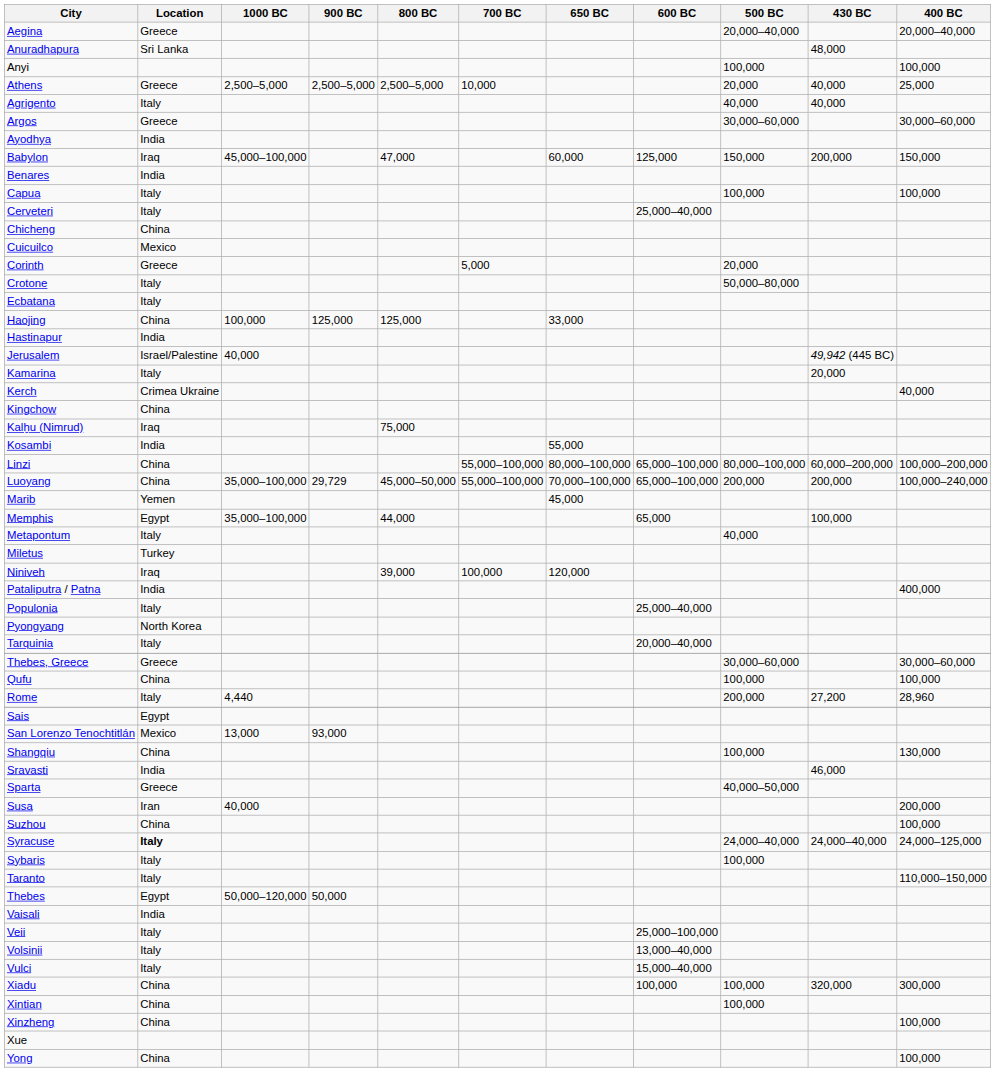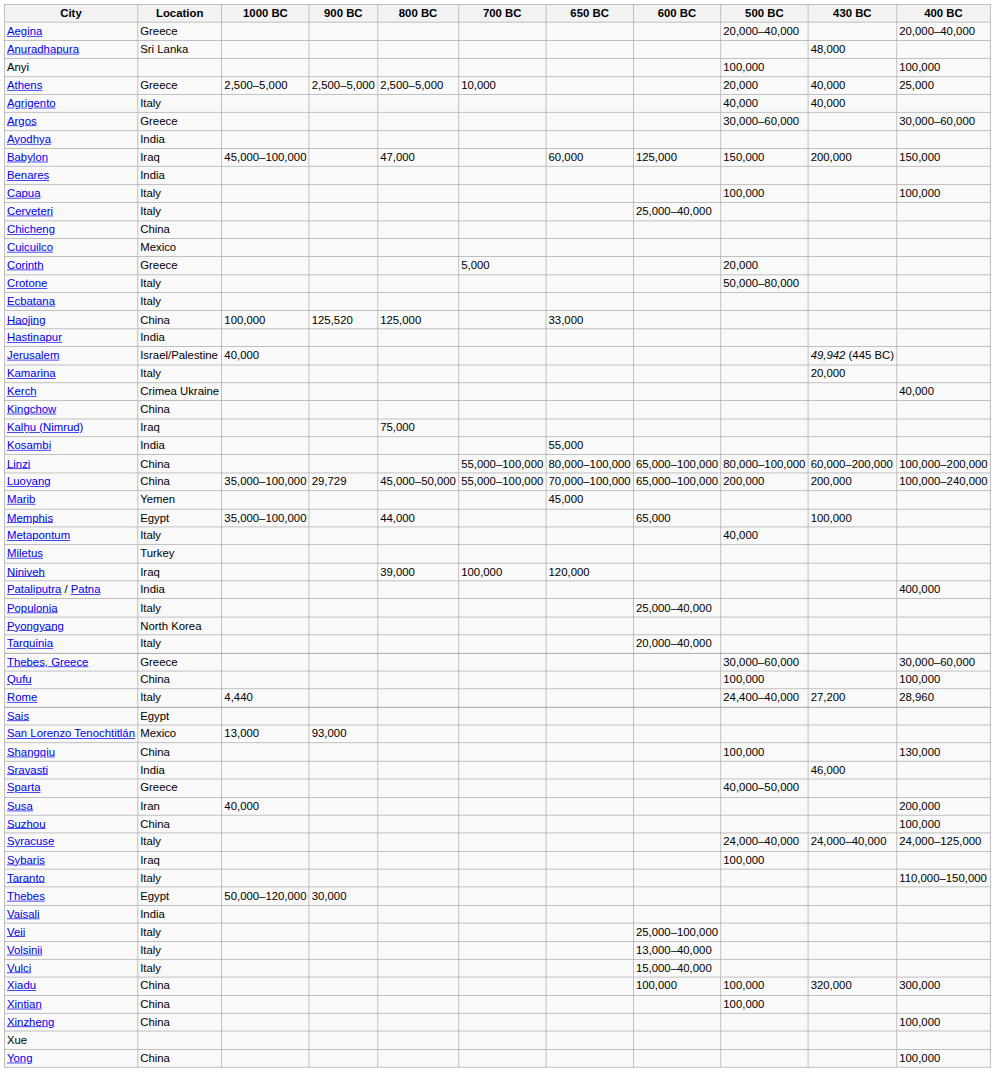(332, 319) 125,000 -> (332, 319) 125,520
(744, 698) 200,000 -> (761, 698) 24,400–40,000
(152, 842) bold -> (151, 842) normal
(151, 860) Italy -> (150, 860) Iraq
(329, 896) 50,000 -> (329, 896) 30,000
